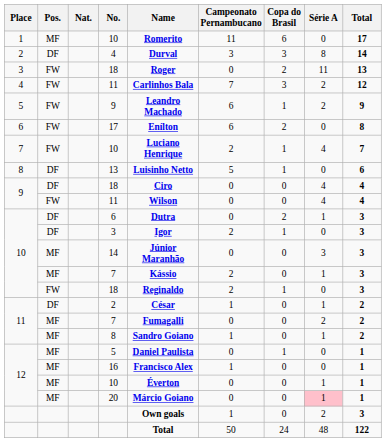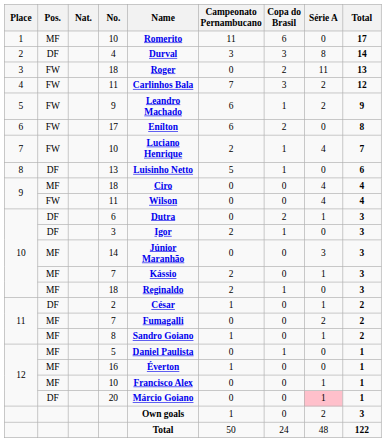(53, 185) DF -> (53, 185) MF
(53, 290) FW -> (53, 290) MF
(163, 367) Francisco Alex -> (163, 367) Éverton
(163, 383) Éverton -> (163, 383) Francisco Alex
(53, 398) MF -> (53, 398) DF
